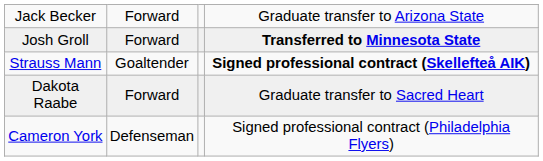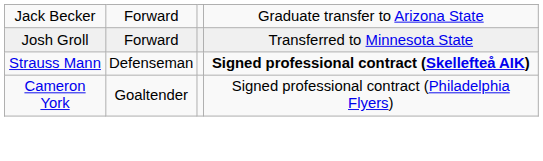(371, 39) bold -> (371, 39) normal
(152, 63) Goaltender -> (151, 63) Defenseman
- row: (55, 95)
(152, 135) Defenseman -> (151, 95) Goaltender
